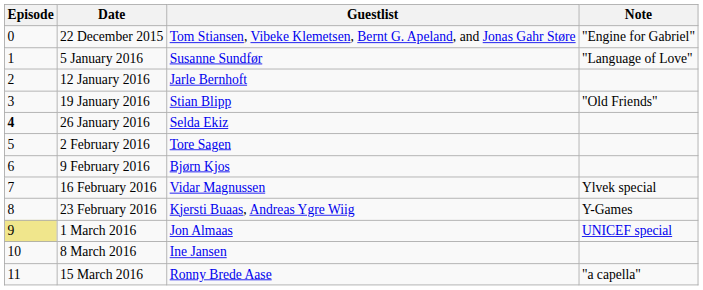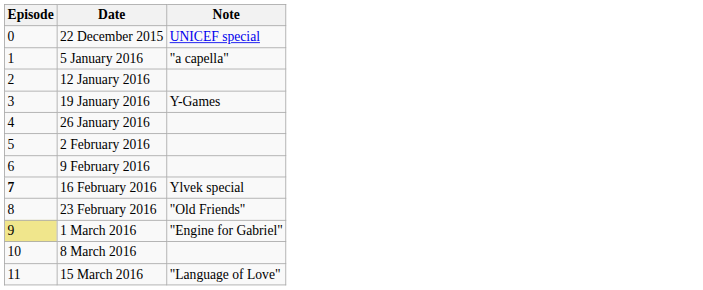- column: (373, 15)
(638, 36) "Engine for Gabriel" -> (215, 36) UNICEF special
(637, 58) "Language of Love" -> (199, 58) "a capella"
(620, 101) "Old Friends" -> (195, 101) Y-Games
(11, 123) bold -> (11, 123) normal
(11, 187) normal -> (11, 187) bold
(607, 209) Y-Games -> (208, 209) "Old Friends"
(627, 230) UNICEF special -> (226, 230) "Engine for Gabriel"
(611, 274) "a capella" -> (225, 274) "Language of Love"
